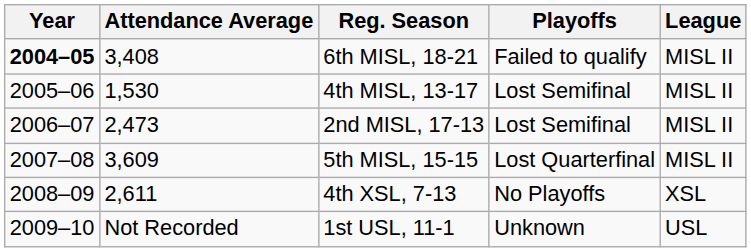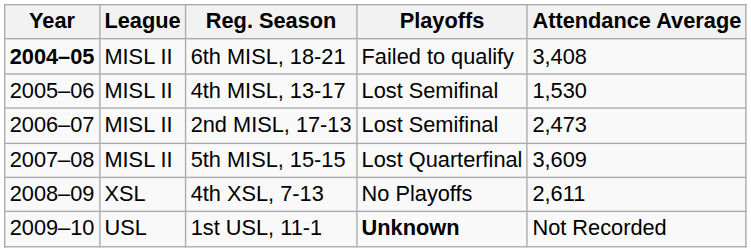columns swapped: (703, 21) <-> (209, 21)
(540, 228) normal -> (411, 228) bold
